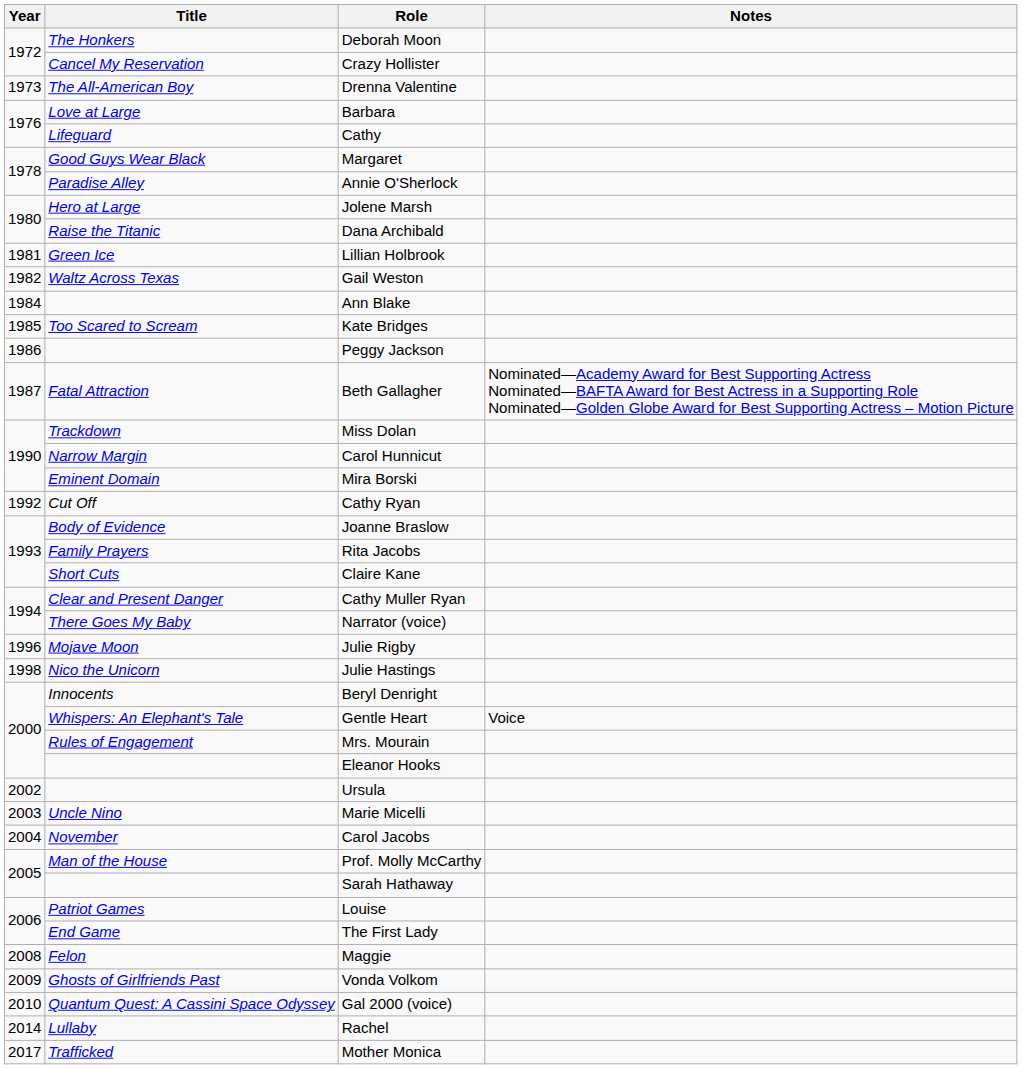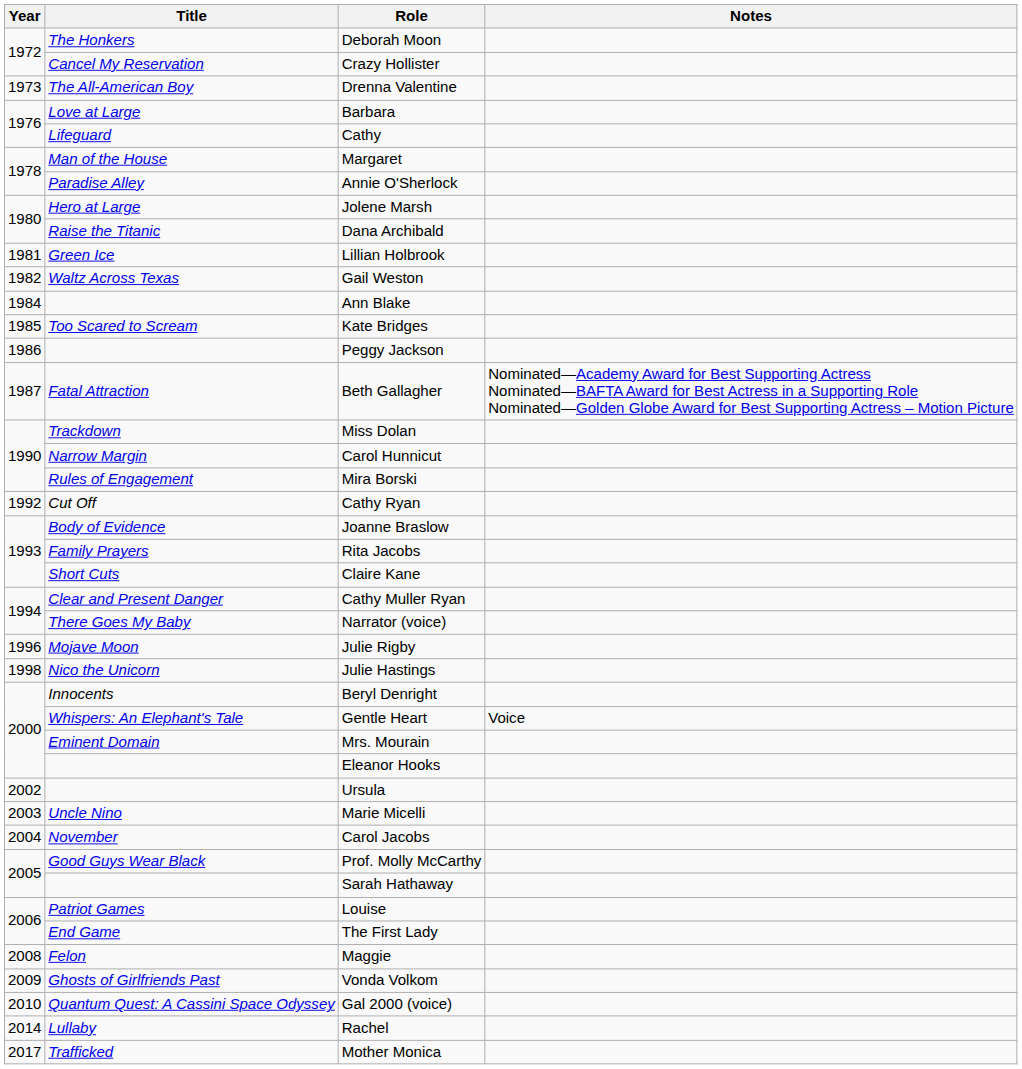(127, 159) Good Guys Wear Black -> (108, 159) Man of the House
(104, 479) Eminent Domain -> (121, 479) Rules of Engagement
(121, 741) Rules of Engagement -> (104, 741) Eminent Domain
(108, 861) Man of the House -> (127, 861) Good Guys Wear Black
